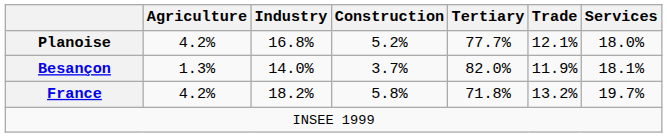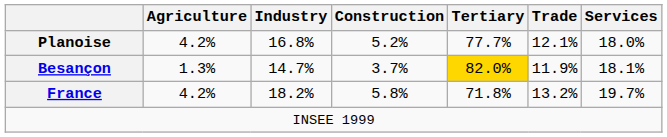(291, 69) 14.0% -> (291, 69) 14.7%
(488, 69) no background -> (488, 69) gold background
